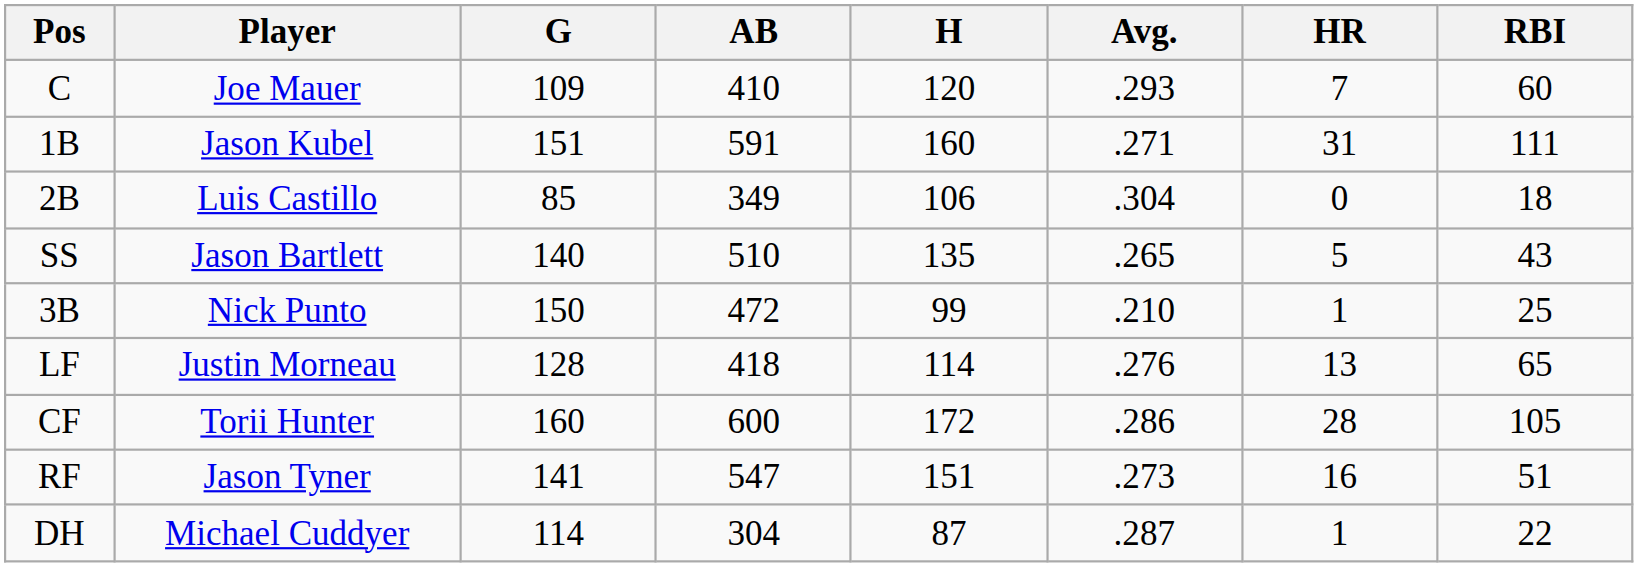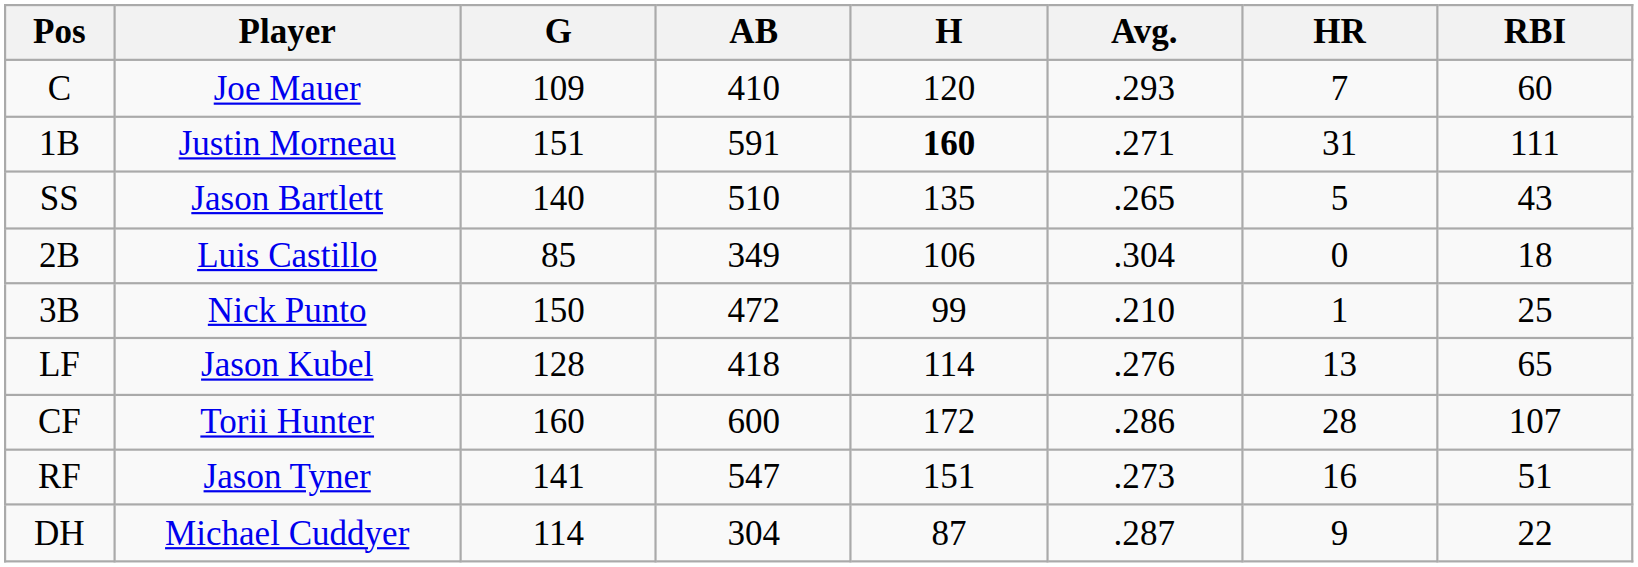(287, 143) Jason Kubel -> (287, 143) Justin Morneau
(949, 143) normal -> (949, 143) bold
rows swapped: (59, 198) <-> (59, 254)
(287, 365) Justin Morneau -> (287, 365) Jason Kubel
(1535, 421) 105 -> (1535, 421) 107
(1340, 532) 1 -> (1340, 532) 9
